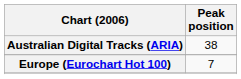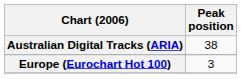(211, 63) 7 -> (211, 63) 3
